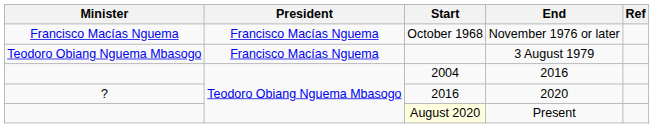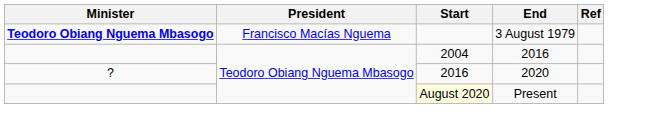- row: (554, 34)
(104, 53) normal -> (110, 34) bold
